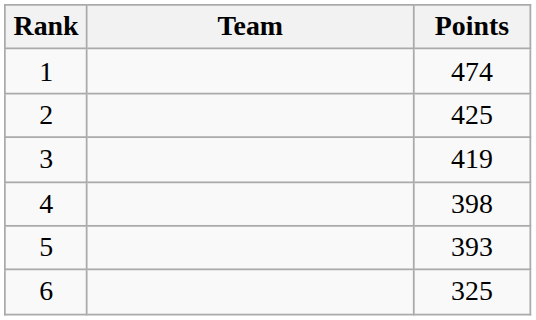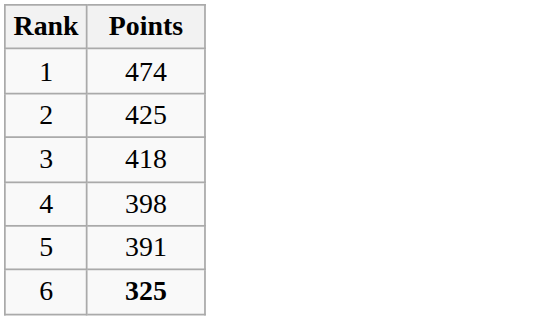- column: (250, 26)
(472, 159) 419 -> (146, 159) 418
(472, 247) 393 -> (146, 247) 391
(472, 291) normal -> (146, 291) bold
